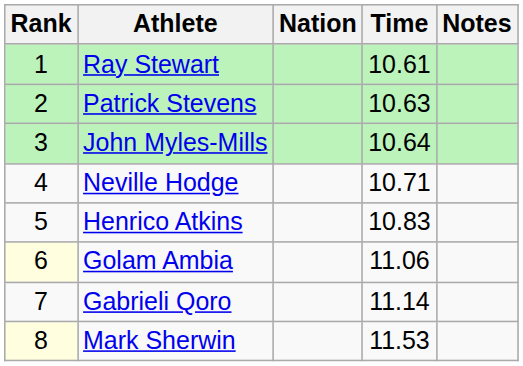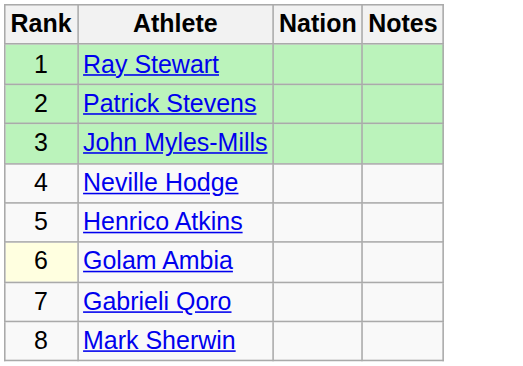- column: (399, 24)
(41, 340) lightyellow background -> (41, 340) no background
